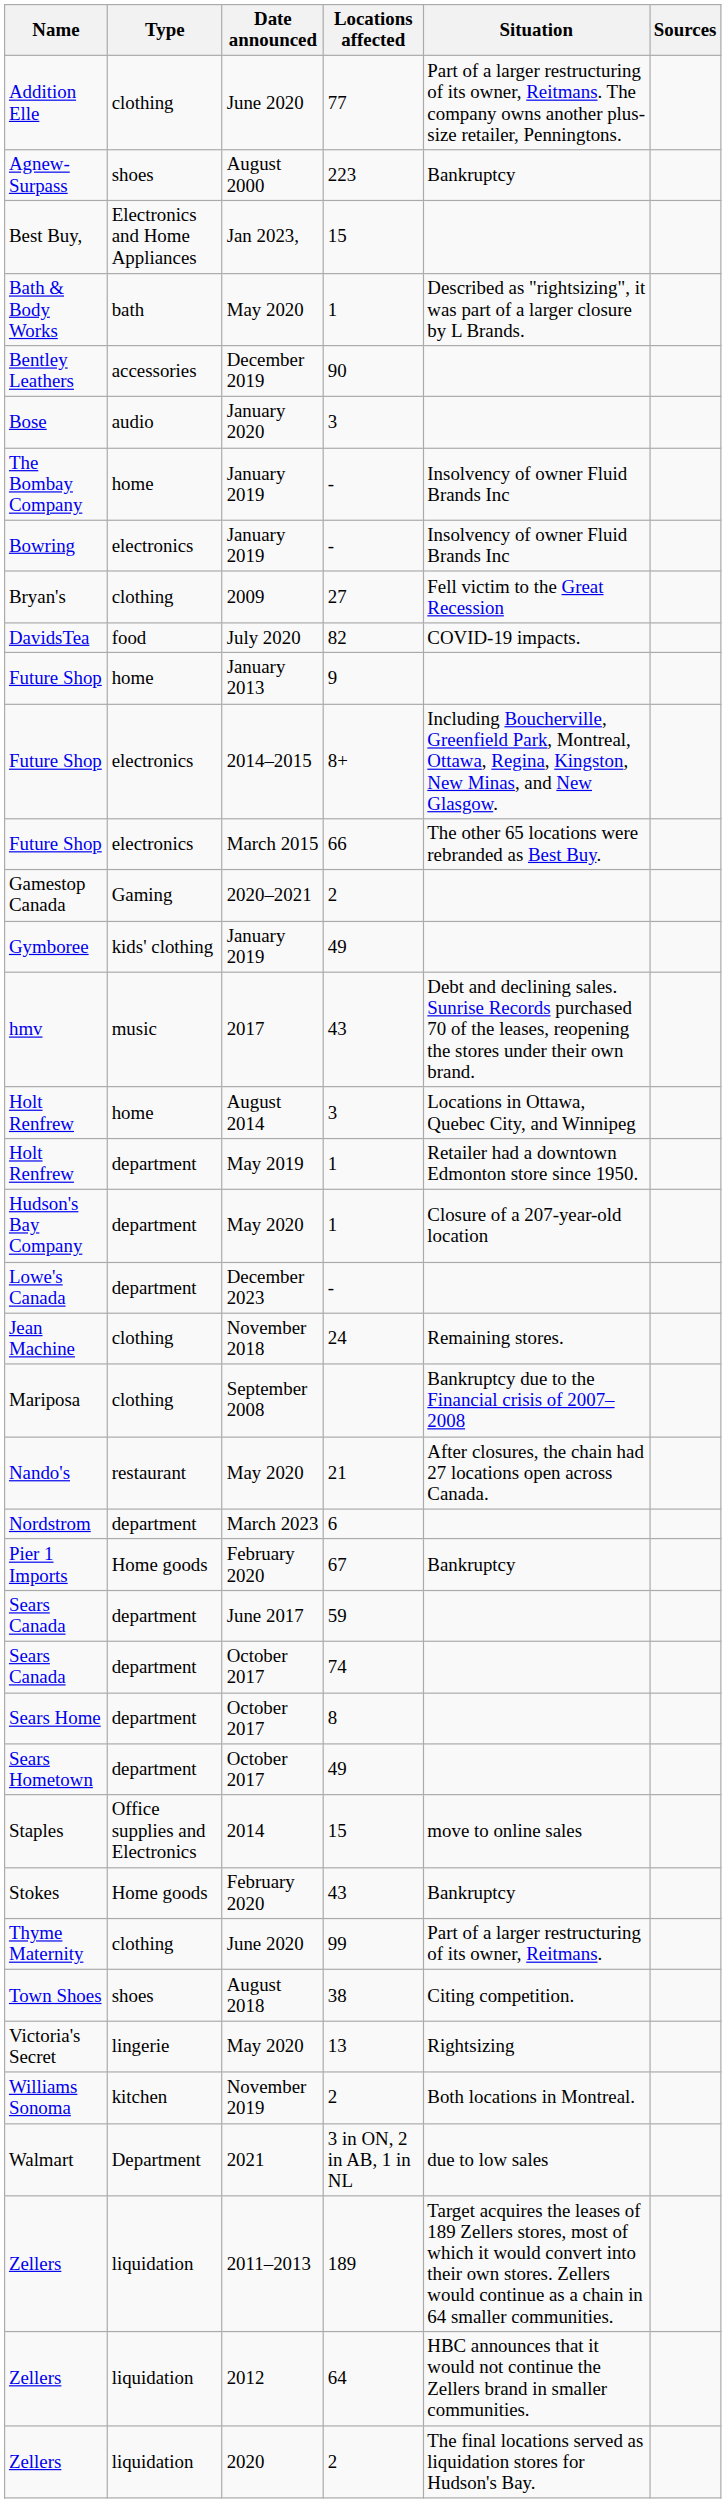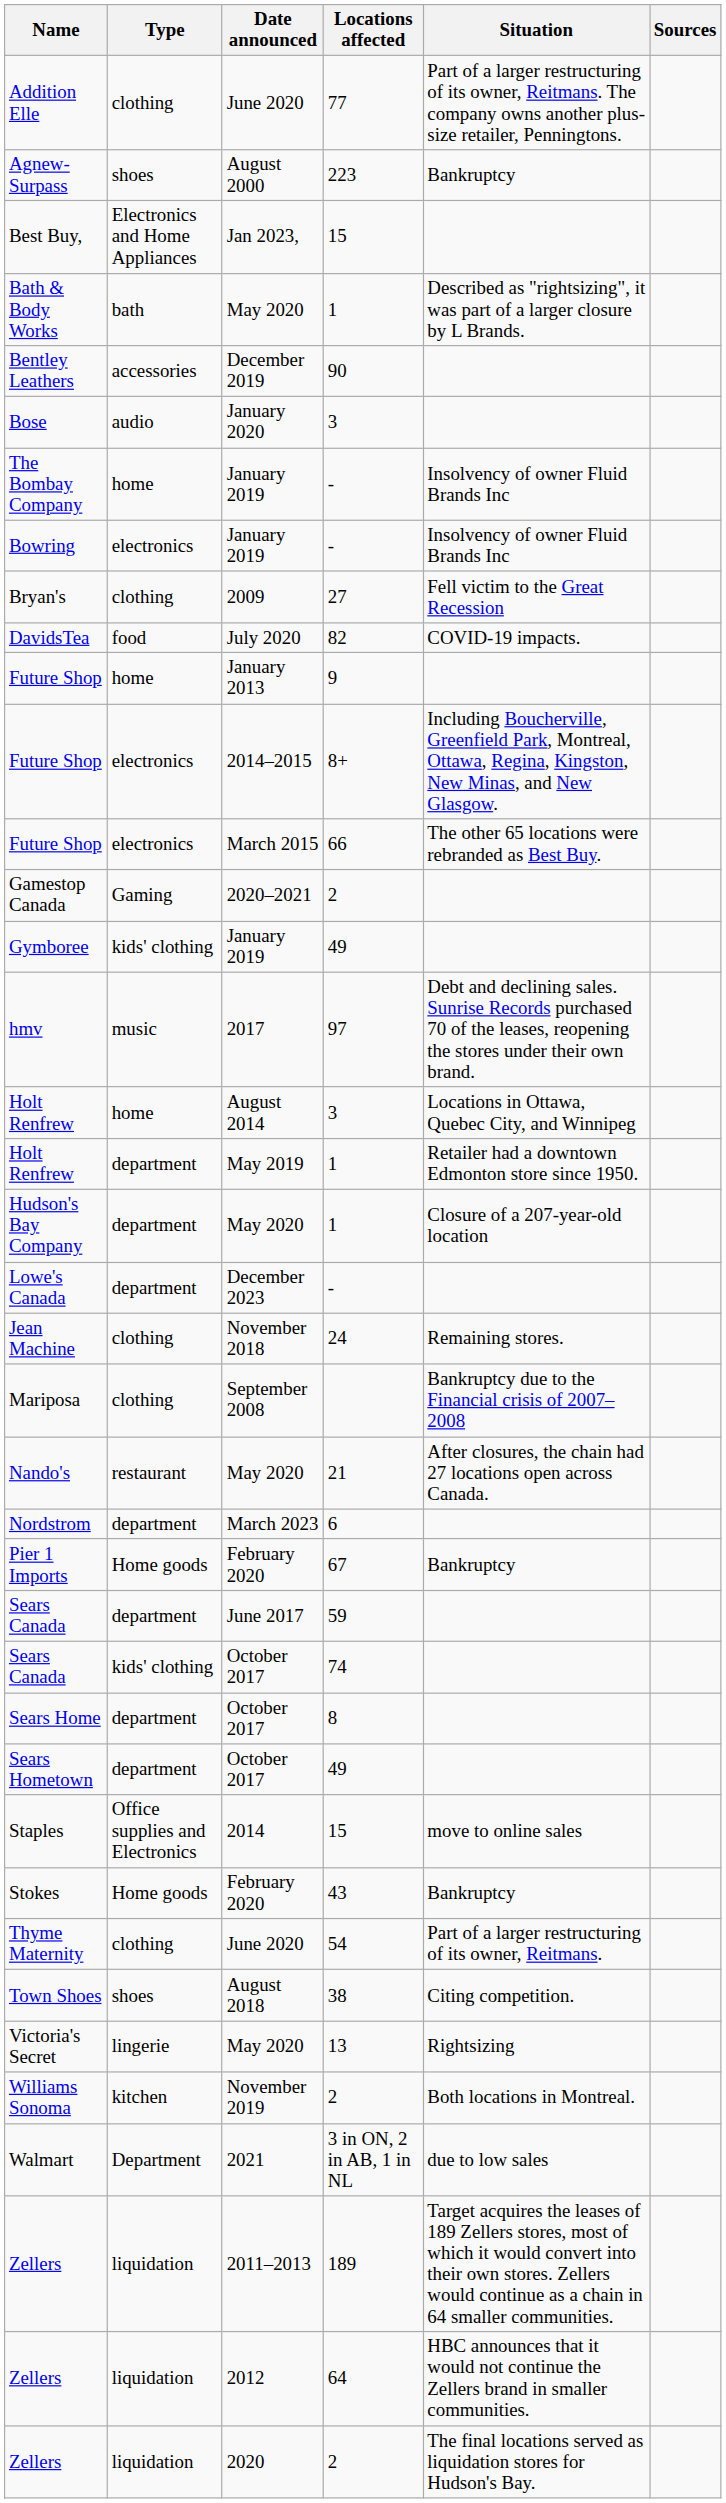(337, 1029) 43 -> (337, 1029) 97
(154, 1666) department -> (162, 1666) kids' clothing
(337, 1944) 99 -> (337, 1944) 54
